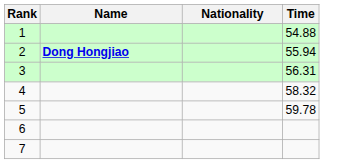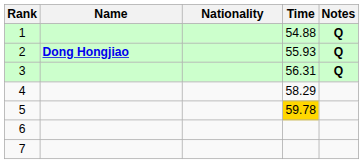+ column: (338, 14)
(301, 52) 55.94 -> (301, 52) 55.93
(301, 91) 58.32 -> (301, 91) 58.29
(301, 110) no background -> (301, 110) gold background
